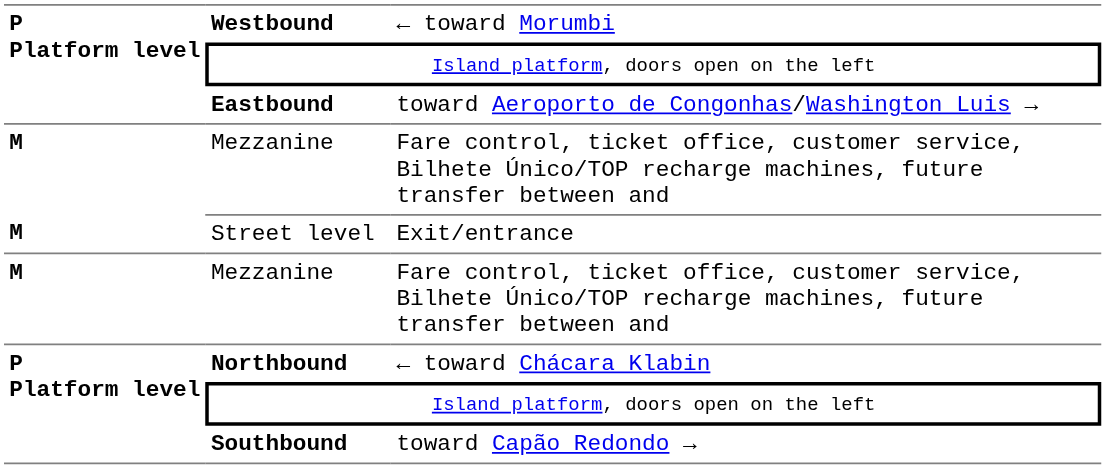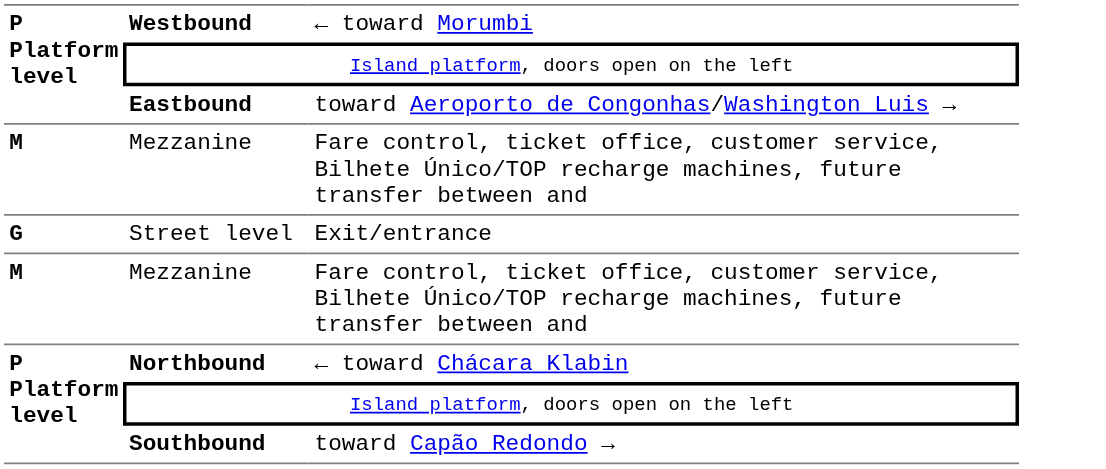(16, 232) M -> (16, 234) G
